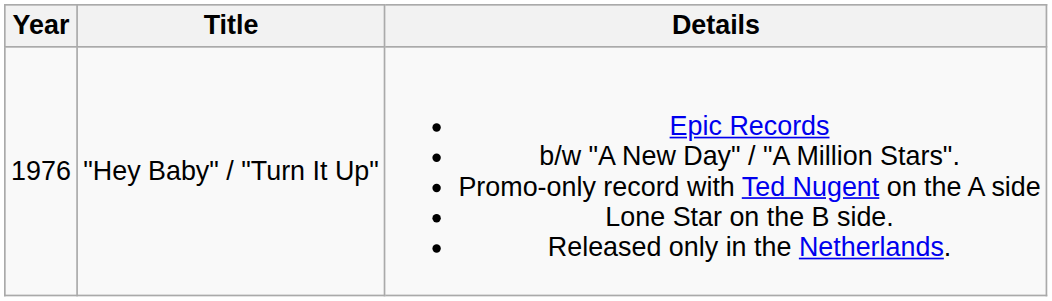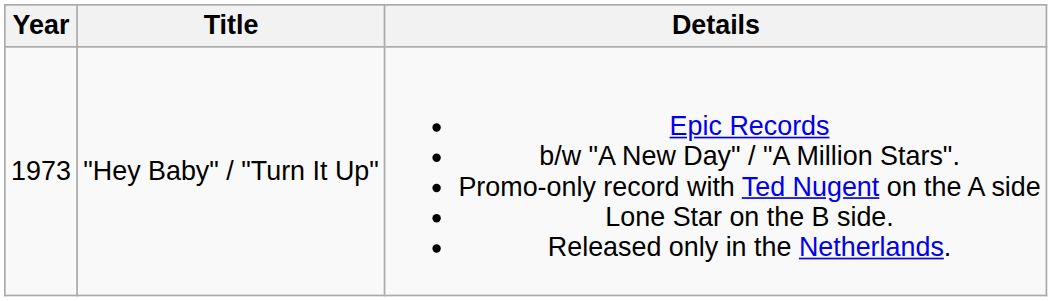(41, 170) 1976 -> (41, 170) 1973
